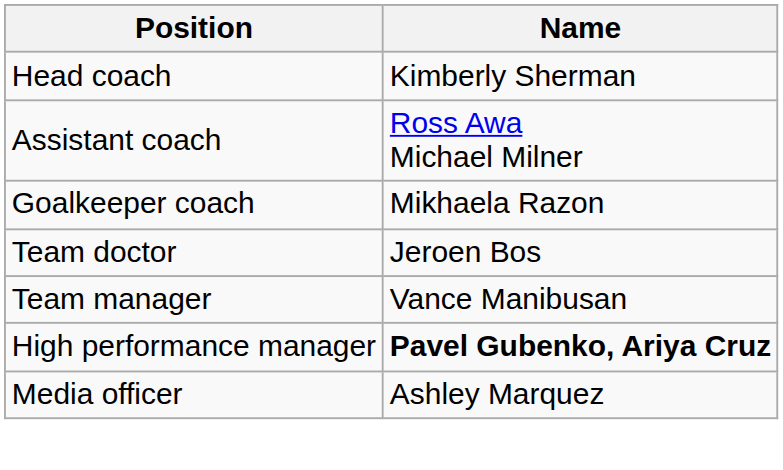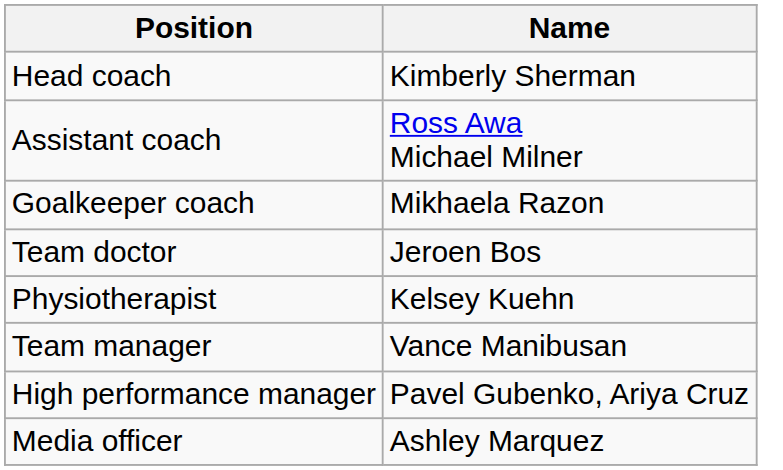+ row: (114, 299)
(581, 346) bold -> (569, 394) normal
